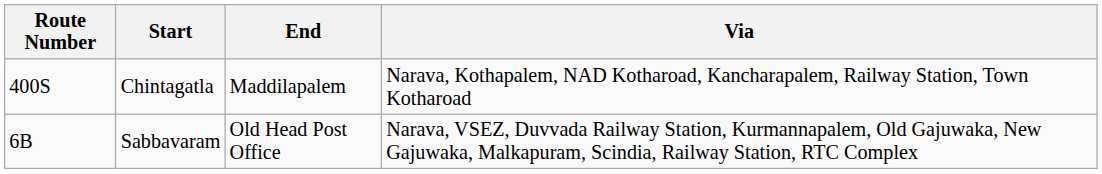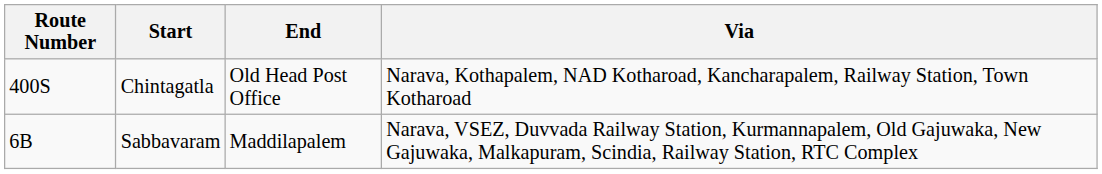(288, 86) Maddilapalem -> (288, 86) Old Head Post Office
(288, 141) Old Head Post Office -> (288, 141) Maddilapalem
